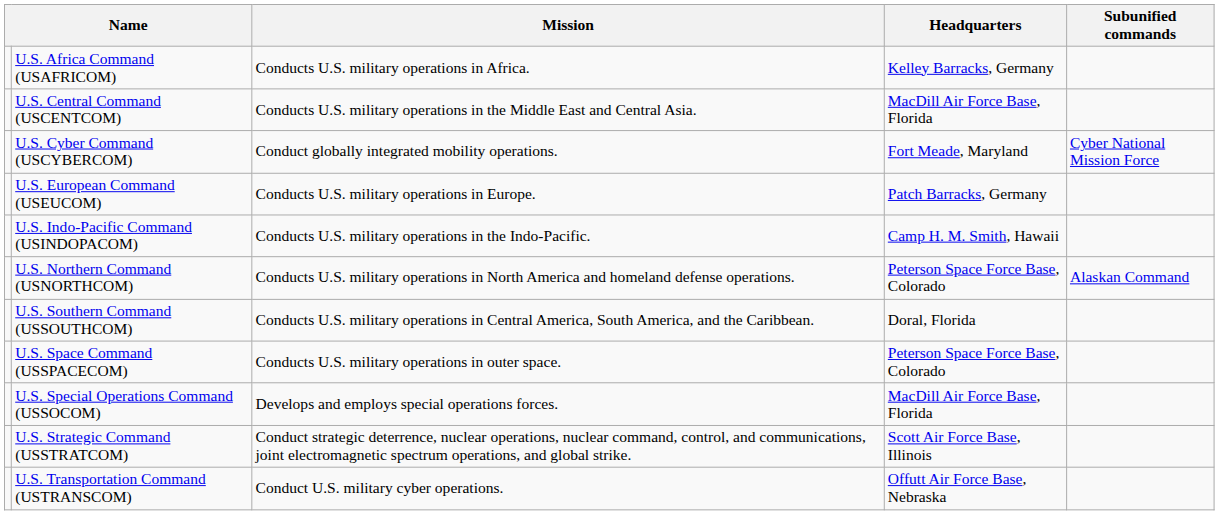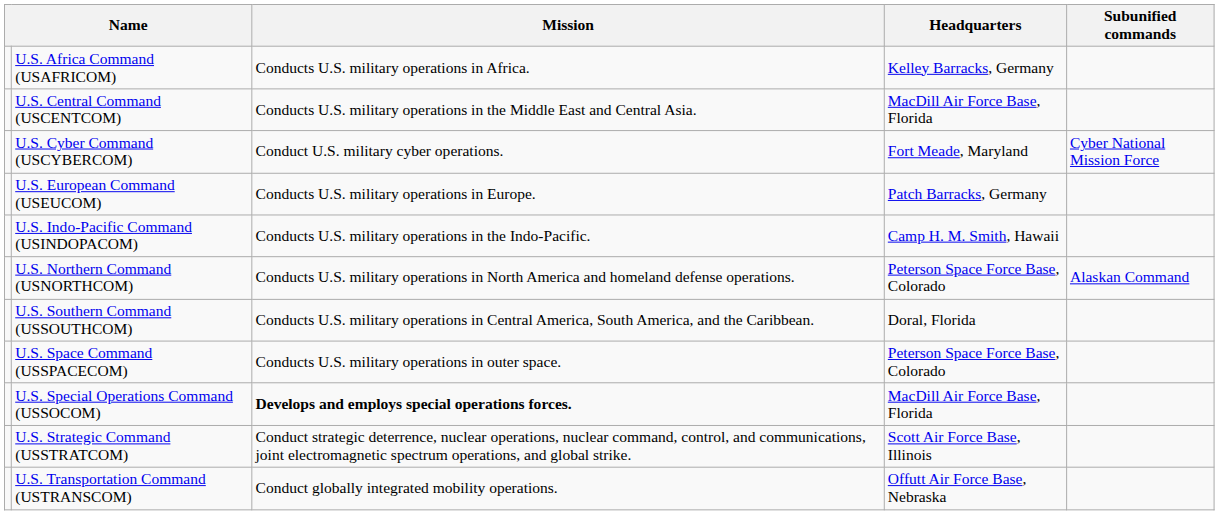(407, 151) Conduct globally integrated mobility operations. -> (379, 151) Conduct U.S. military cyber operations.
(407, 404) normal -> (414, 404) bold
(379, 488) Conduct U.S. military cyber operations. -> (407, 488) Conduct globally integrated mobility operations.
